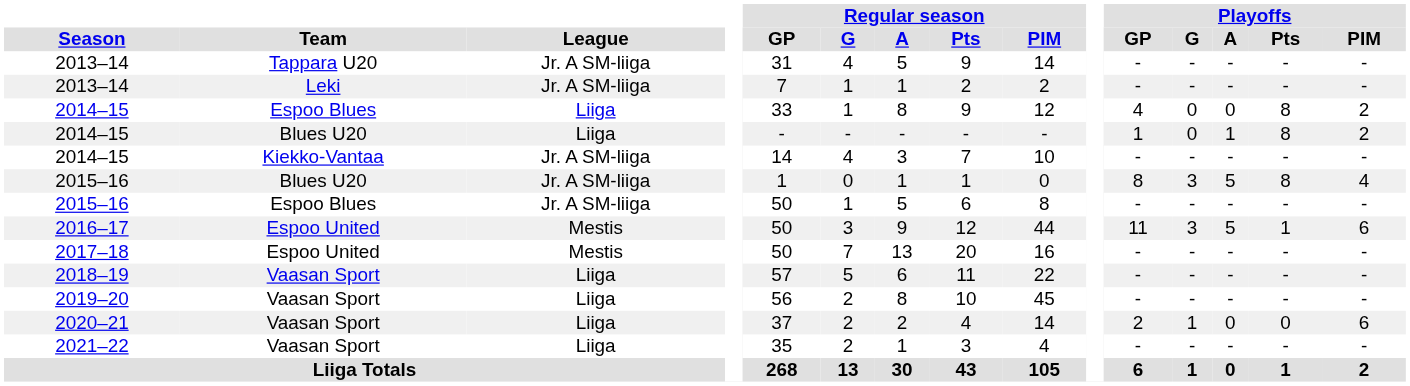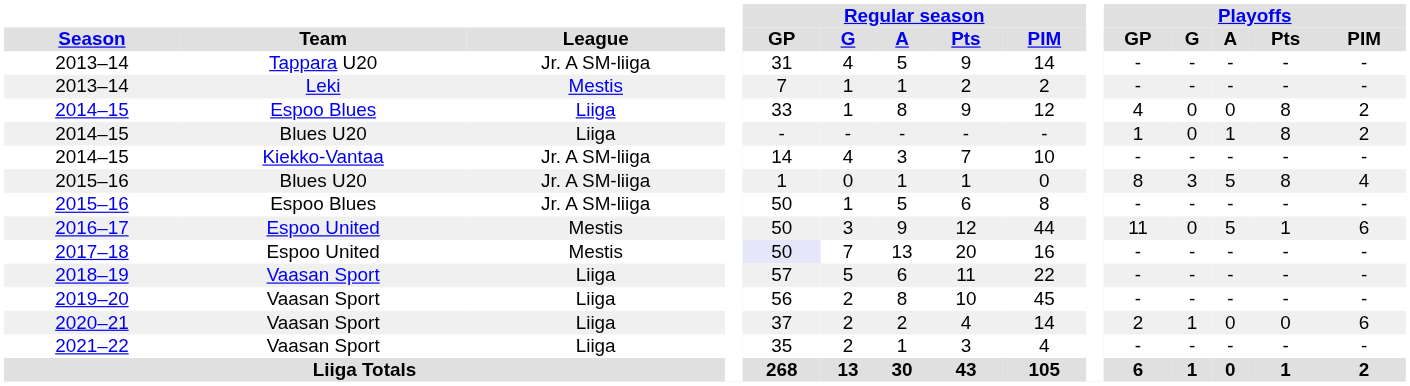(596, 86) Jr. A SM-liiga -> (596, 86) Mestis
(1192, 228) 3 -> (1192, 228) 0
(782, 251) no background -> (782, 251) lavender background
